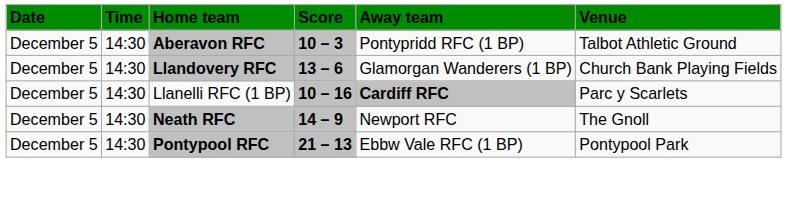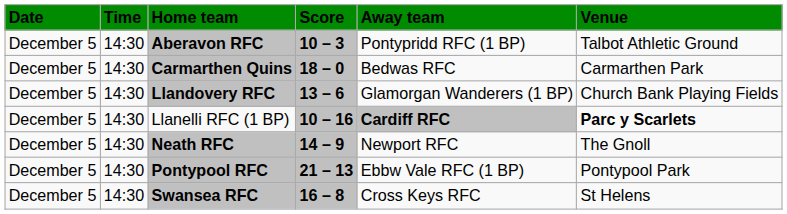+ row: (222, 68)
(633, 94) normal -> (638, 119) bold
+ row: (205, 196)
